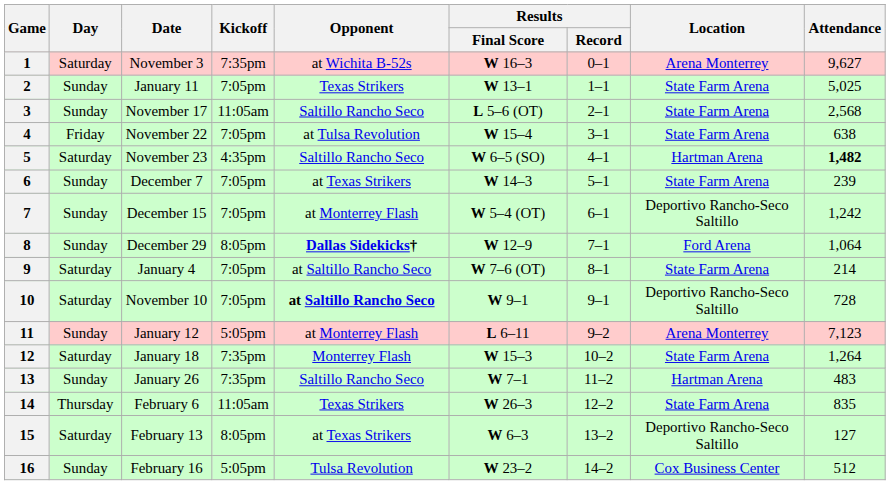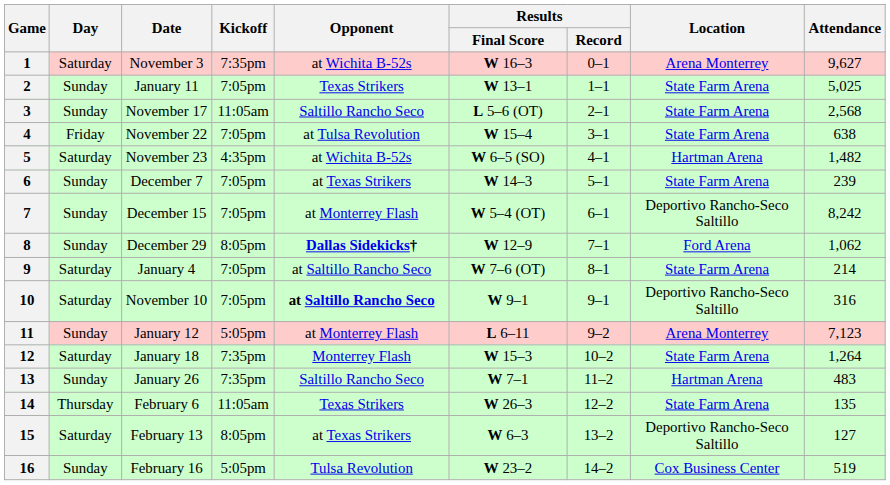(362, 157) Saltillo Rancho Seco -> (362, 157) at Wichita B-52s
(845, 157) bold -> (845, 157) normal
(845, 213) 1,242 -> (845, 213) 8,242
(845, 245) 1,064 -> (845, 245) 1,062
(845, 300) 728 -> (845, 300) 316
(845, 403) 835 -> (845, 403) 135
(845, 467) 512 -> (845, 467) 519
